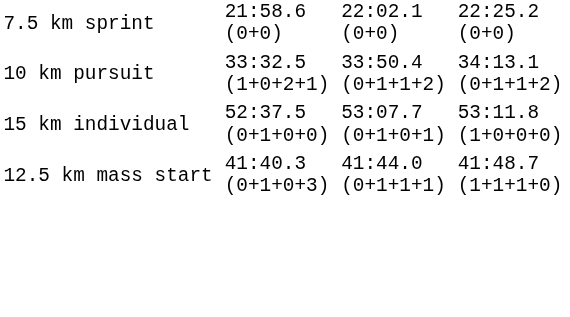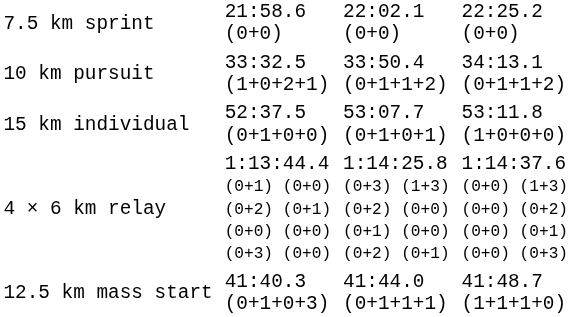+ row: (85, 208)
